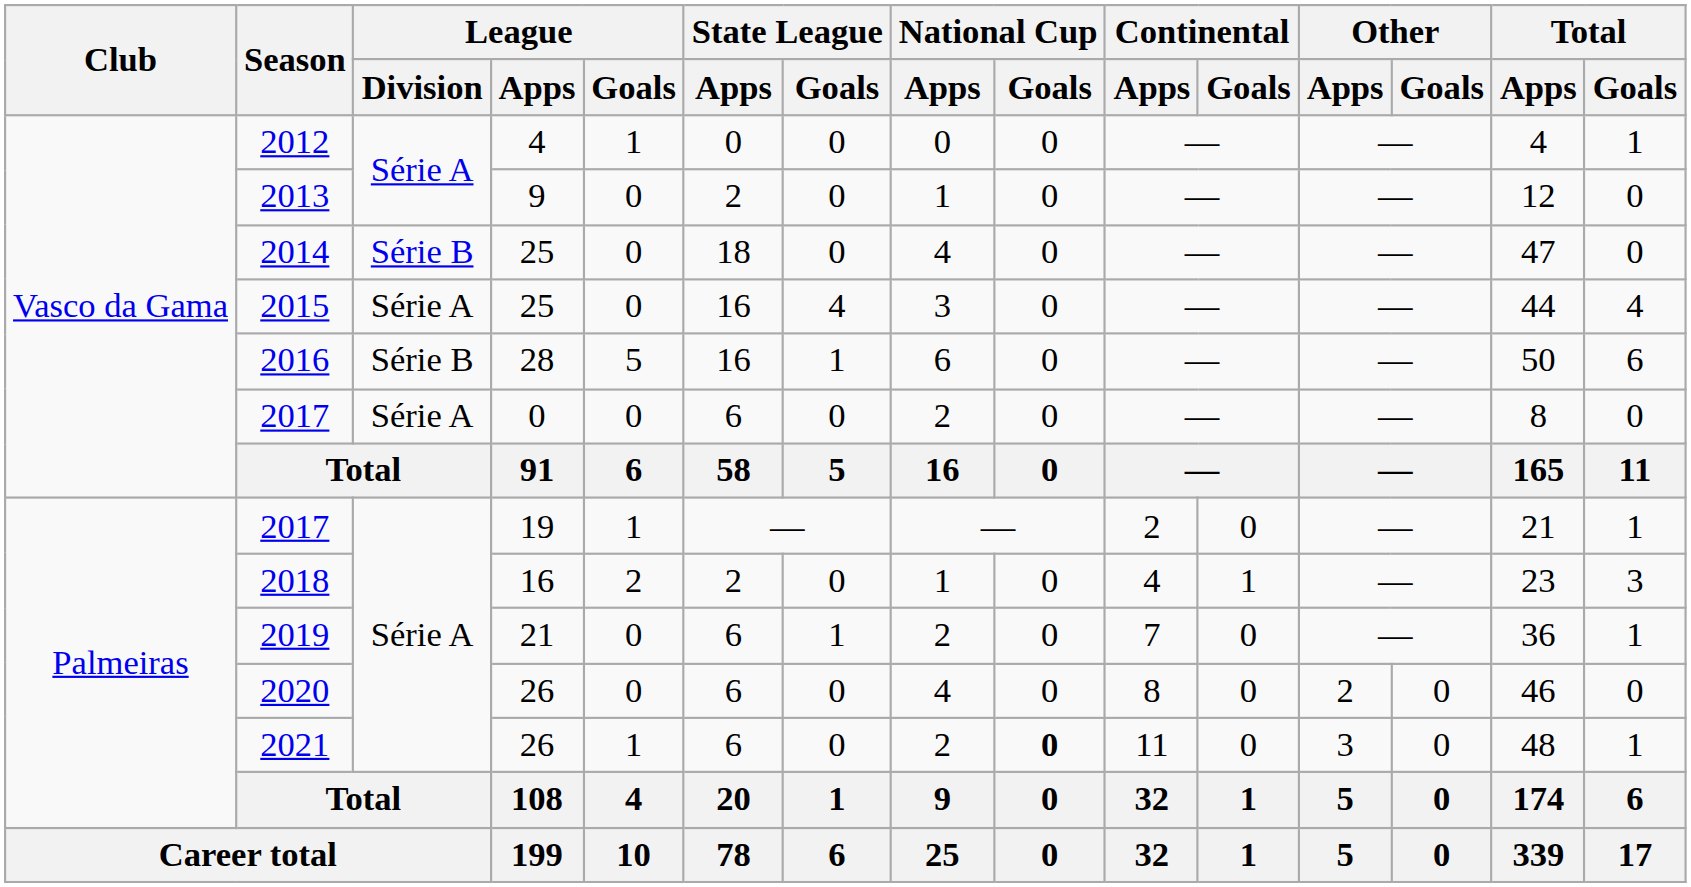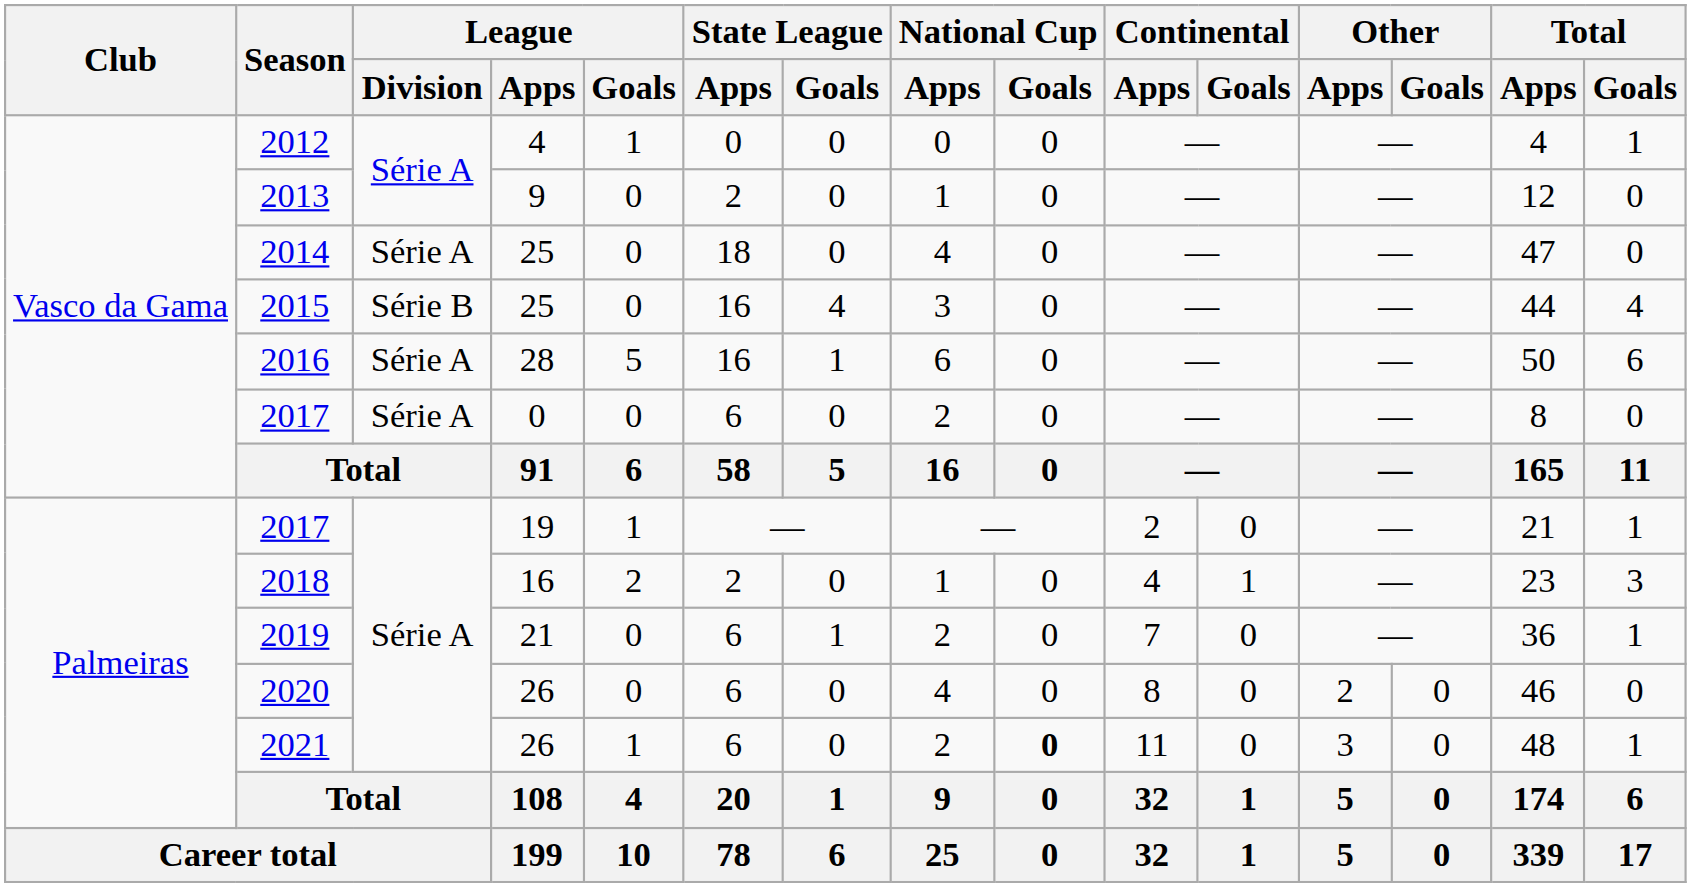(422, 251) Série B -> (422, 251) Série A
(422, 305) Série A -> (422, 305) Série B
(422, 360) Série B -> (422, 360) Série A
